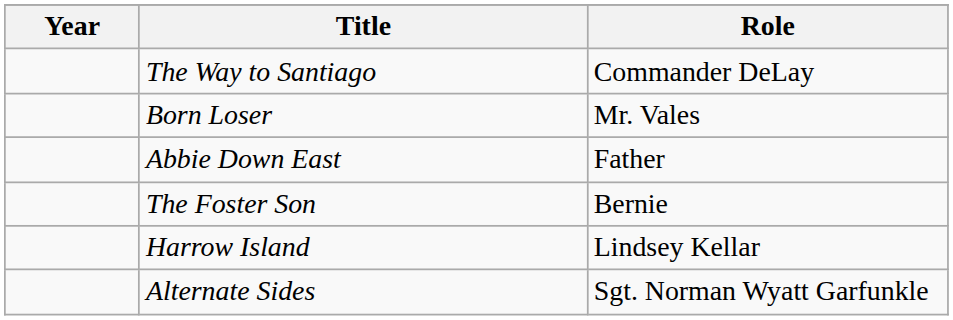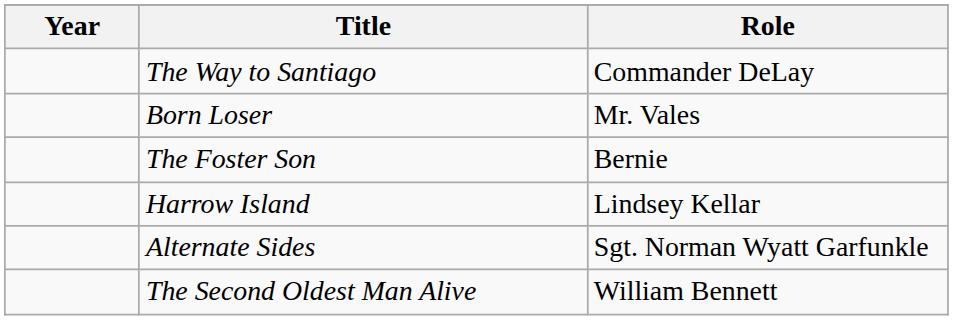- row: (243, 159)
+ row: (311, 291)
